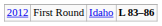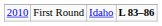(18, 13) 2012 -> (18, 13) 2010
